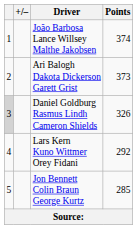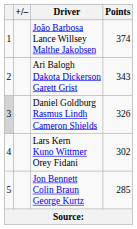(123, 77) 373 -> (123, 77) 343
(123, 152) 292 -> (123, 152) 302
